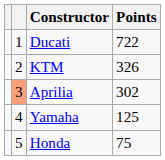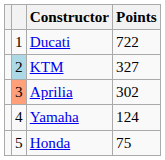(19, 67) no background -> (19, 67) lightblue background
(128, 67) 326 -> (128, 67) 327
(128, 117) 125 -> (128, 117) 124
